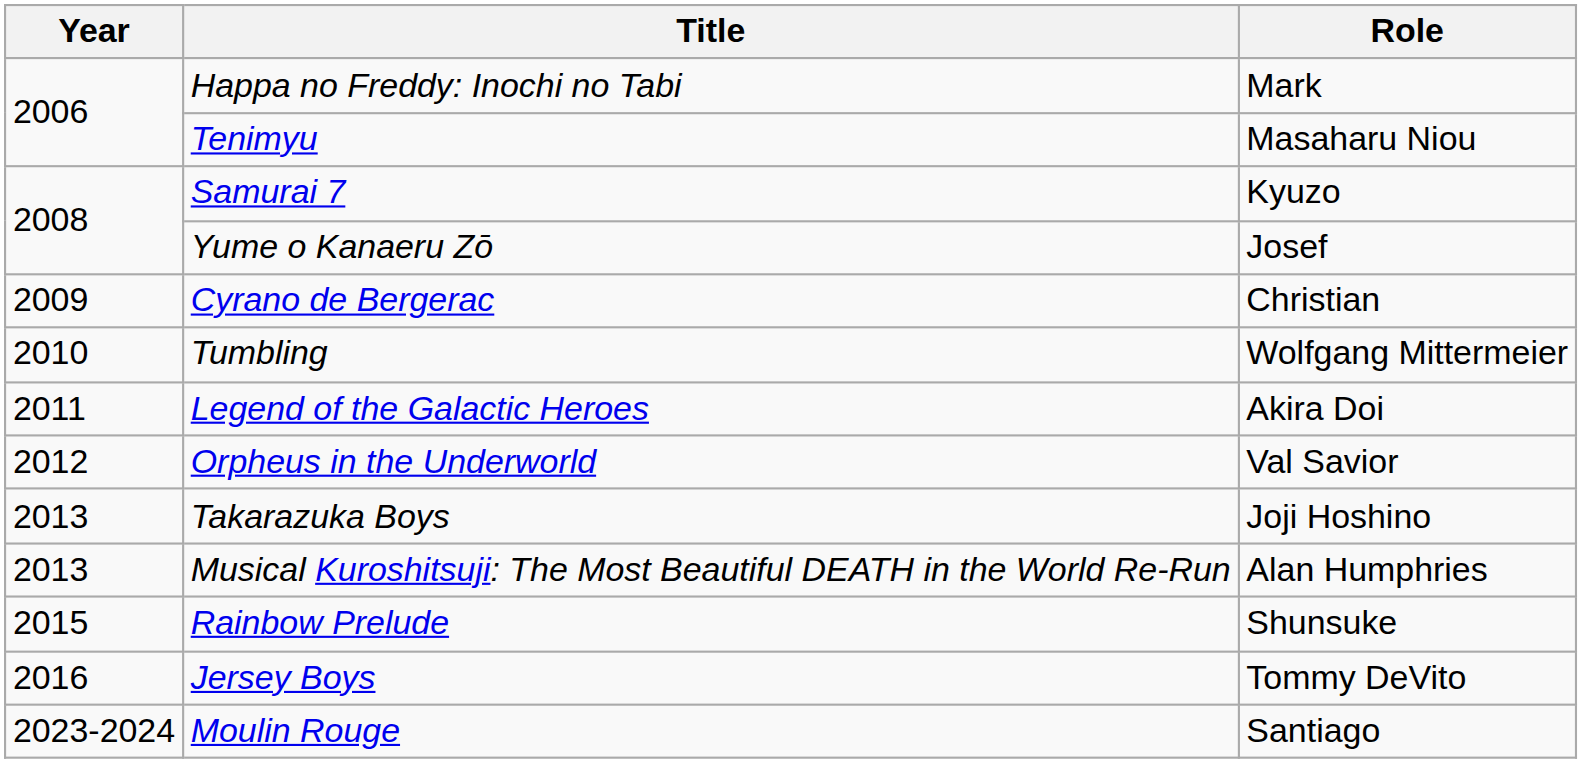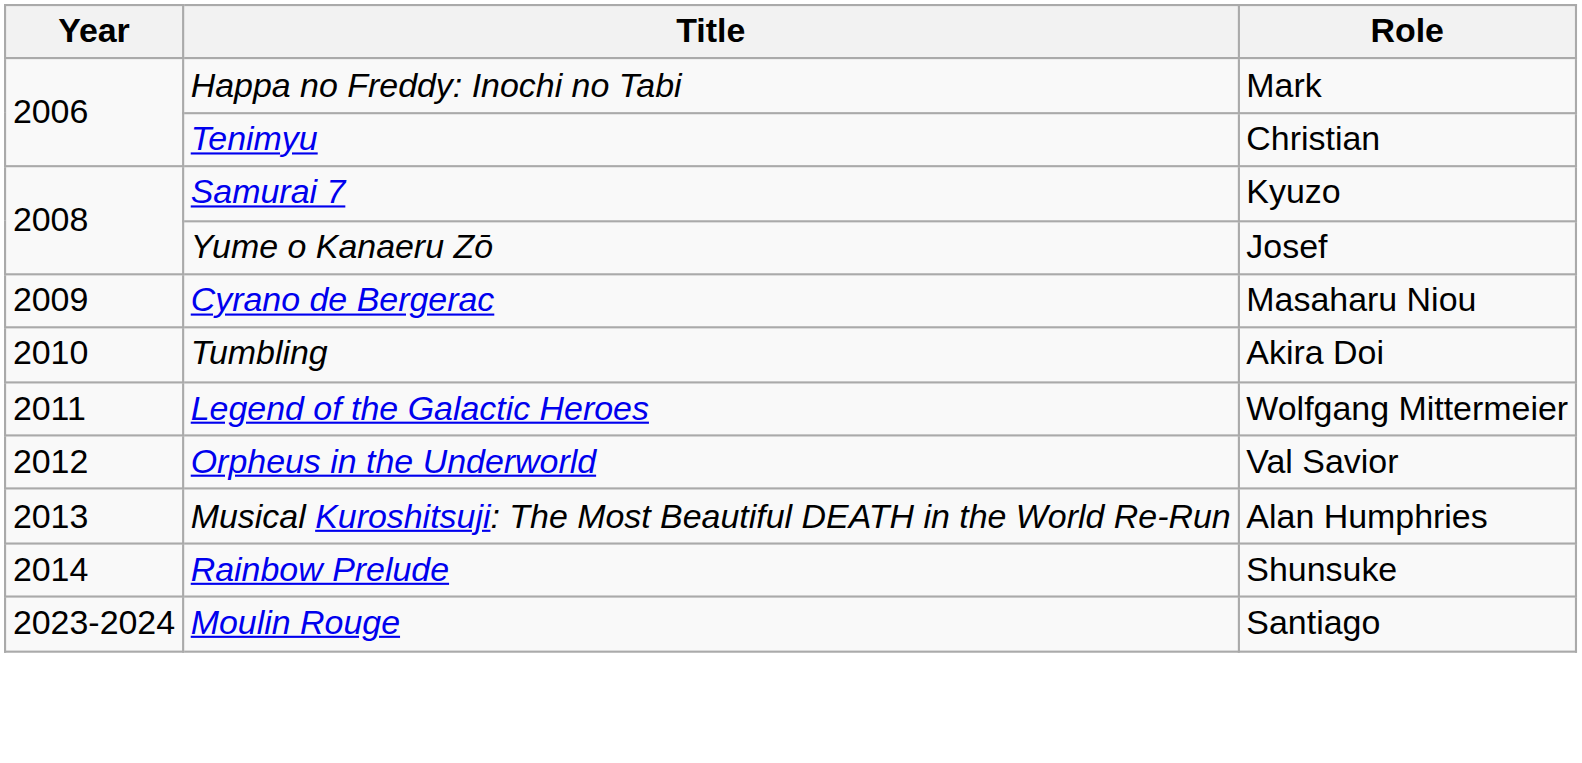(1361, 138) Masaharu Niou -> (1313, 138) Christian
(1313, 300) Christian -> (1361, 300) Masaharu Niou
(1407, 354) Wolfgang Mittermeier -> (1315, 354) Akira Doi
(1315, 407) Akira Doi -> (1407, 407) Wolfgang Mittermeier
- row: (320, 515)
(51, 623) 2015 -> (51, 569) 2014
- row: (283, 676)
